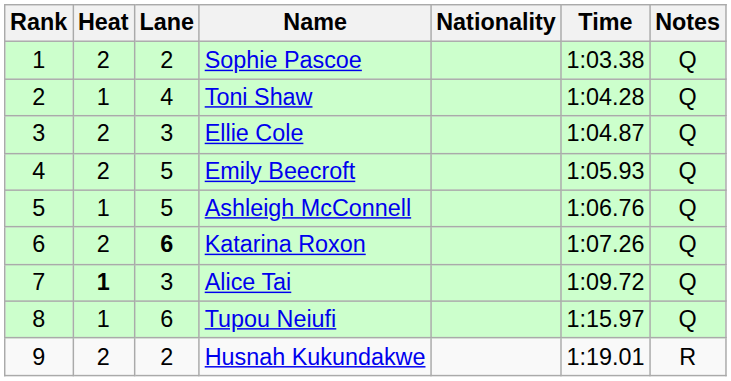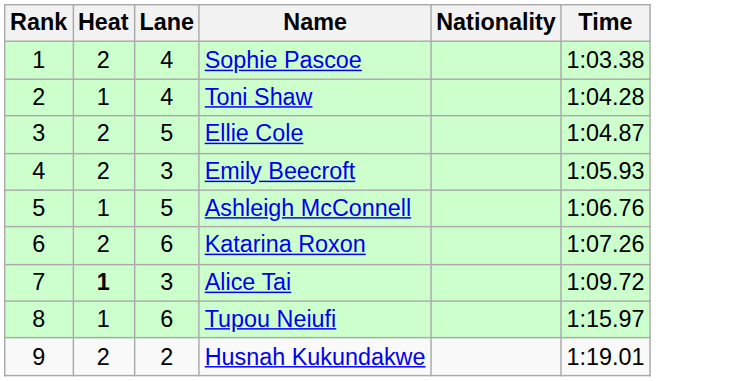- column: (688, 23)
(167, 60) 2 -> (167, 60) 4
(167, 134) 3 -> (167, 134) 5
(167, 171) 5 -> (167, 171) 3
(167, 245) bold -> (167, 245) normal
